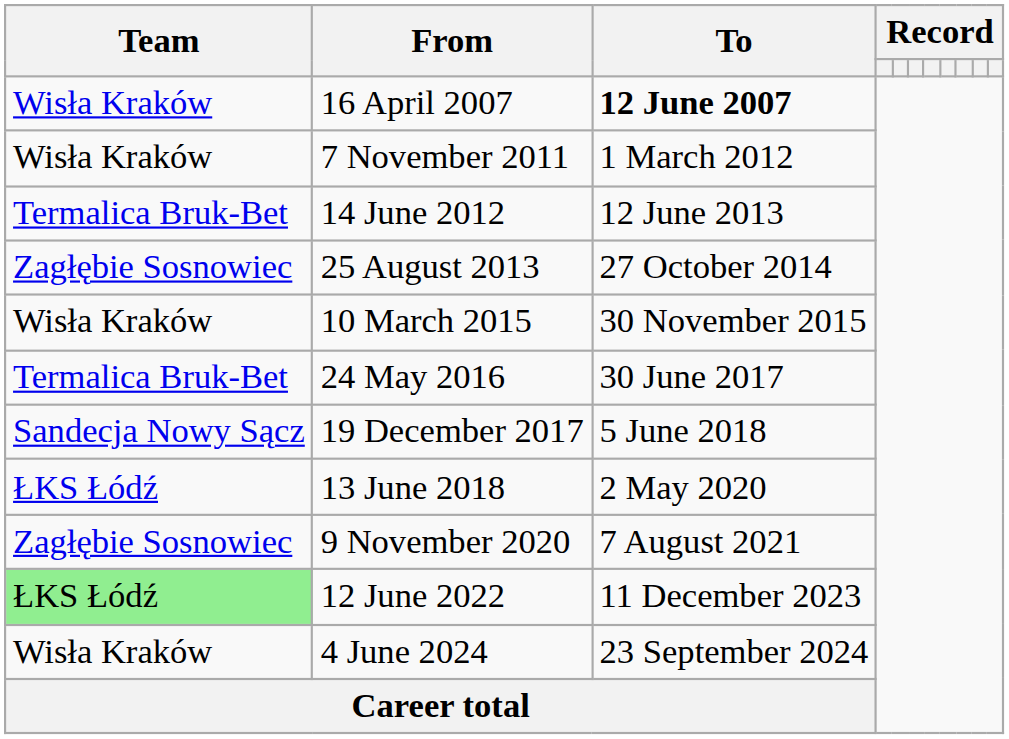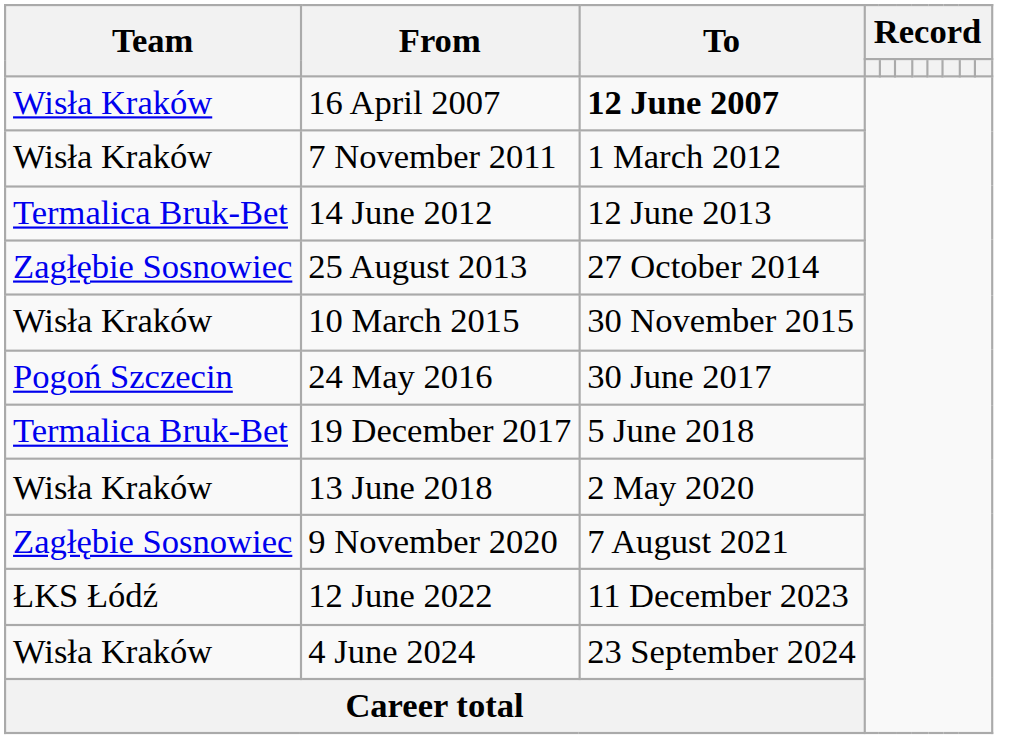(151, 376) Termalica Bruk-Bet -> (123, 376) Pogoń Szczecin
(159, 431) Sandecja Nowy Sącz -> (151, 431) Termalica Bruk-Bet
(86, 486) ŁKS Łódź -> (113, 486) Wisła Kraków
(86, 595) lightgreen background -> (86, 595) no background
